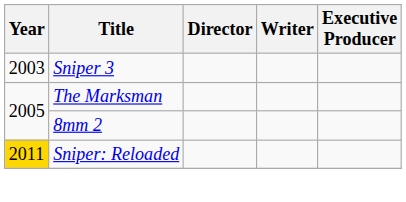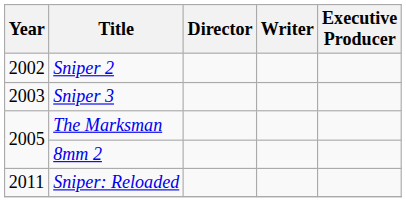+ row: (84, 67)
(26, 153) gold background -> (26, 182) no background
